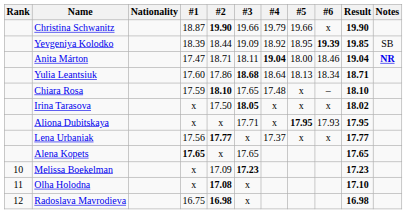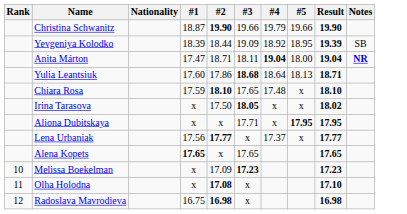- column: (328, 12)
(357, 43) 19.85 -> (331, 43) 19.39
